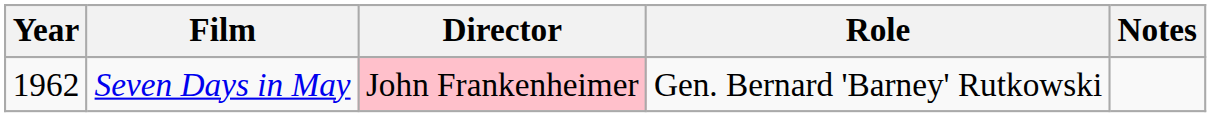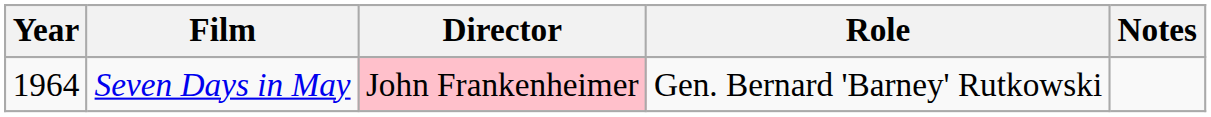(46, 83) 1962 -> (46, 83) 1964
